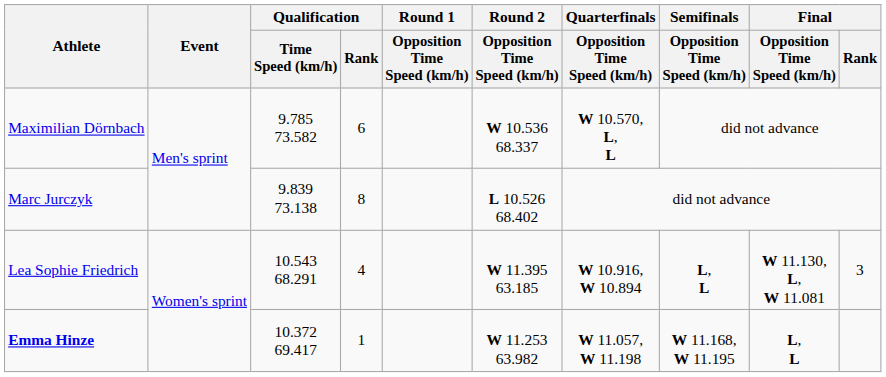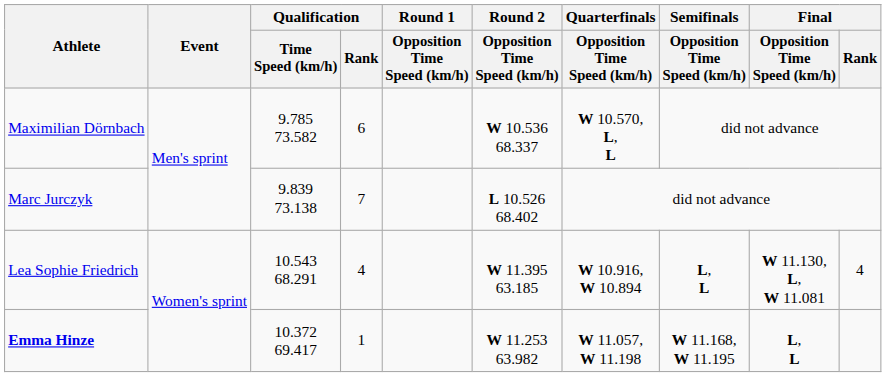(361, 199) 8 -> (361, 199) 7
(860, 270) 3 -> (860, 270) 4
